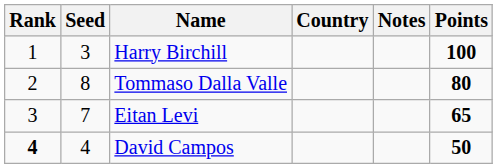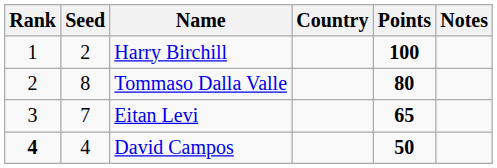columns swapped: (402, 20) <-> (461, 20)
(85, 52) 3 -> (85, 52) 2
